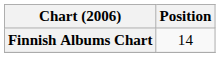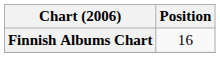(185, 40) 14 -> (185, 40) 16
